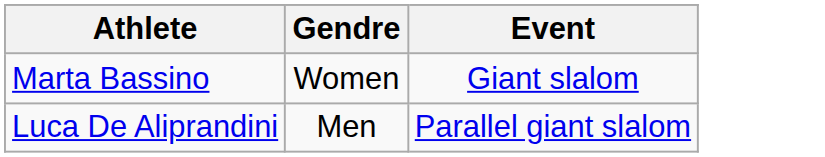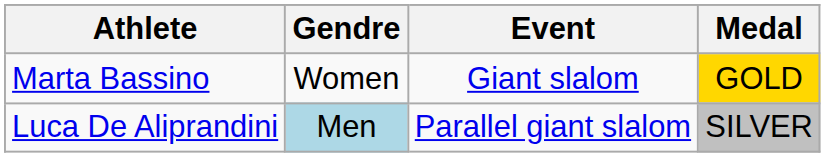+ column: (759, 28)
(346, 126) no background -> (346, 126) lightblue background
